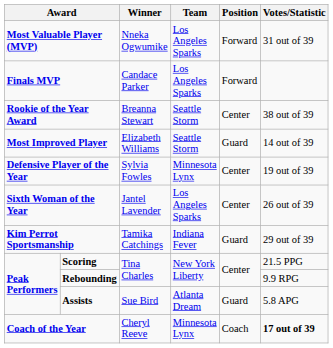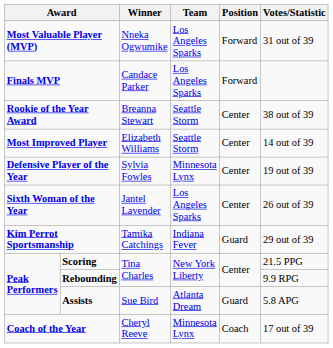(235, 143) Guard -> (236, 143) Center
(289, 328) bold -> (288, 328) normal
